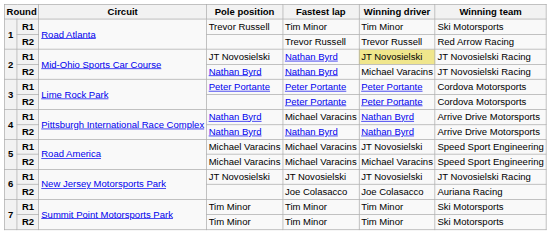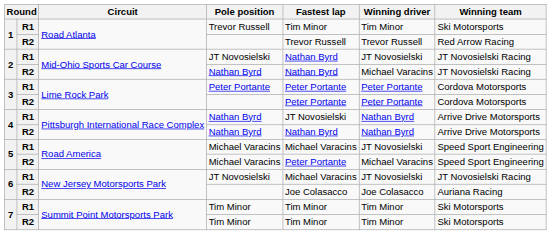(392, 56) khaki background -> (392, 56) no background
(321, 116) Michael Varacins -> (316, 116) JT Novosielski
(321, 162) Michael Varacins -> (316, 162) Peter Portante
(316, 177) JT Novosielski -> (321, 177) Michael Varacins
